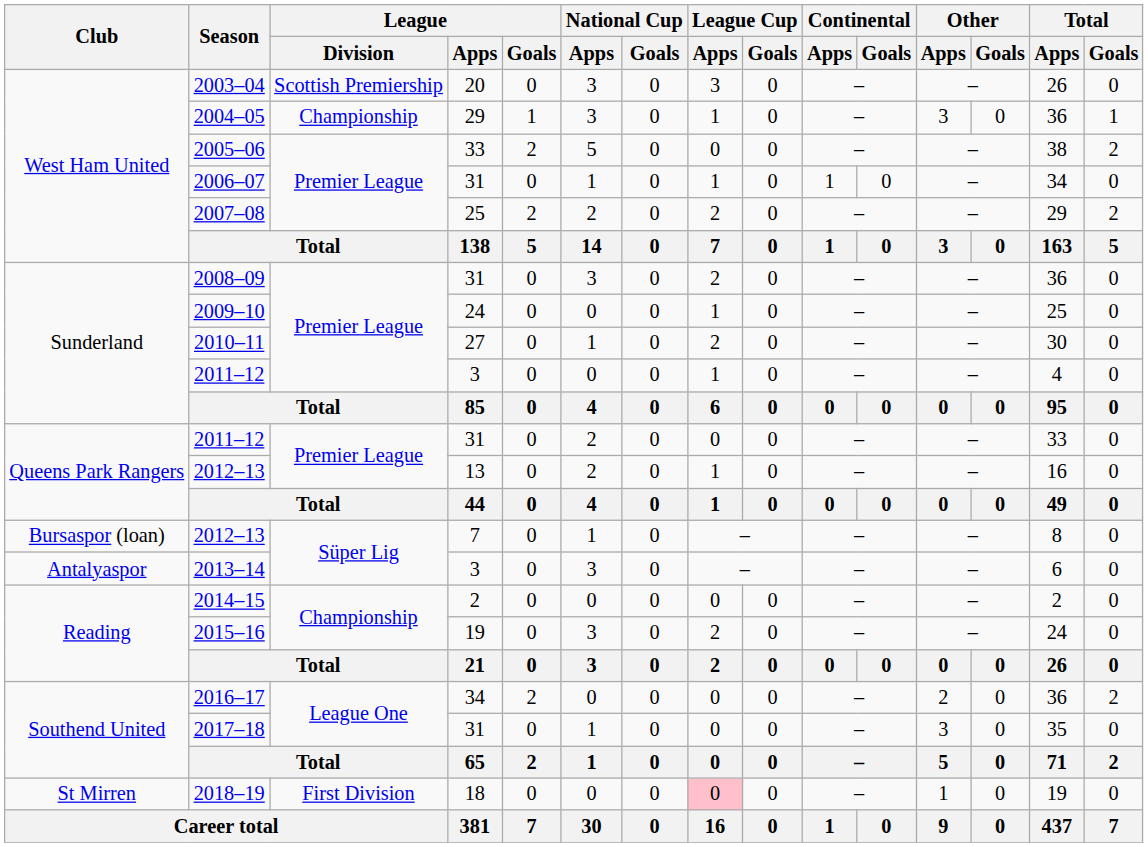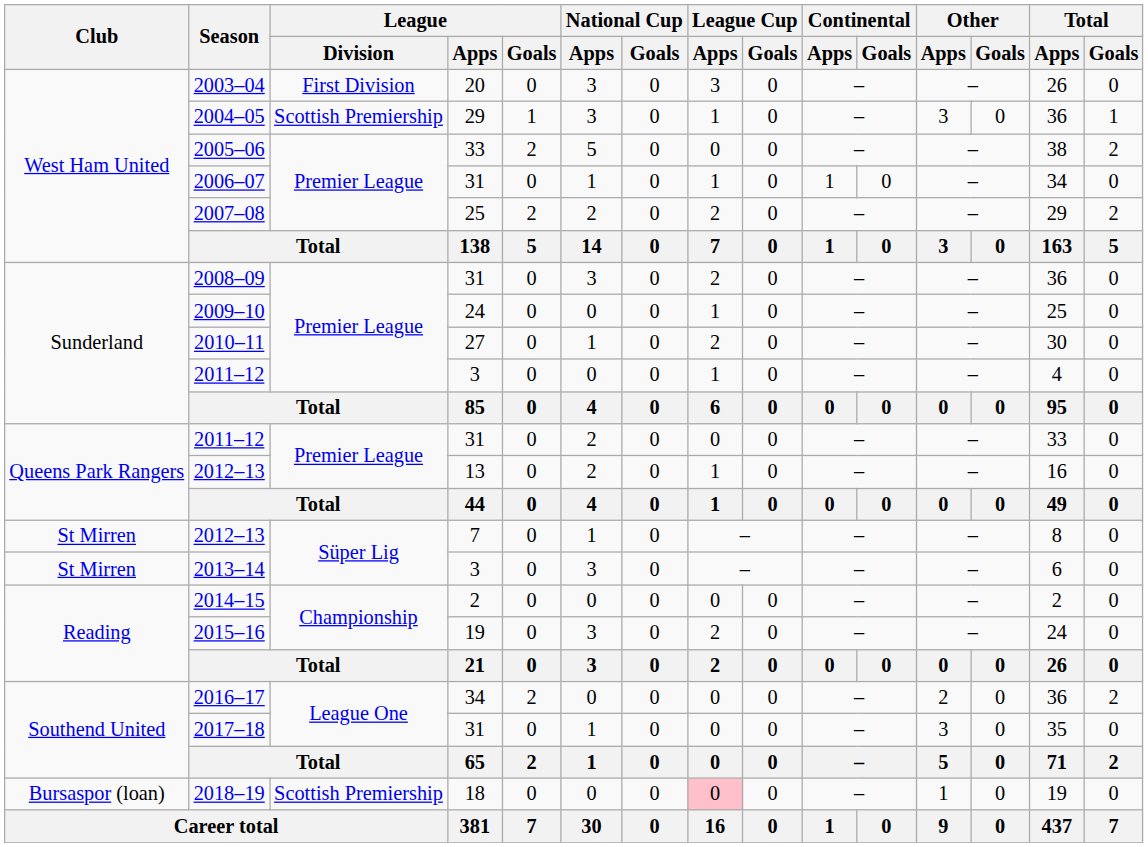(358, 85) Scottish Premiership -> (358, 85) First Division
(358, 117) Championship -> (358, 117) Scottish Premiership
(97, 536) Bursaspor (loan) -> (97, 536) St Mirren
(97, 568) Antalyaspor -> (97, 568) St Mirren
(97, 794) St Mirren -> (97, 794) Bursaspor (loan)
(358, 794) First Division -> (358, 794) Scottish Premiership
